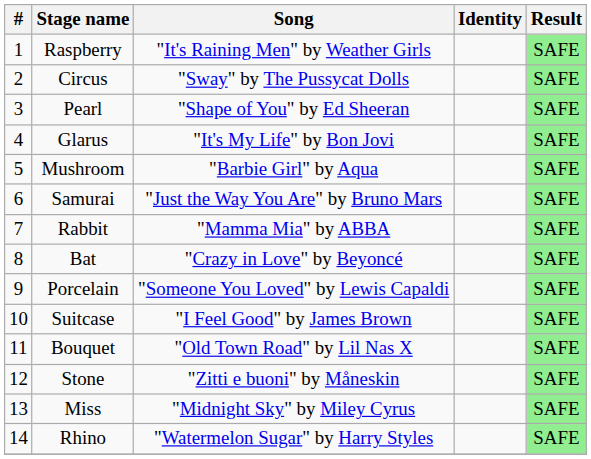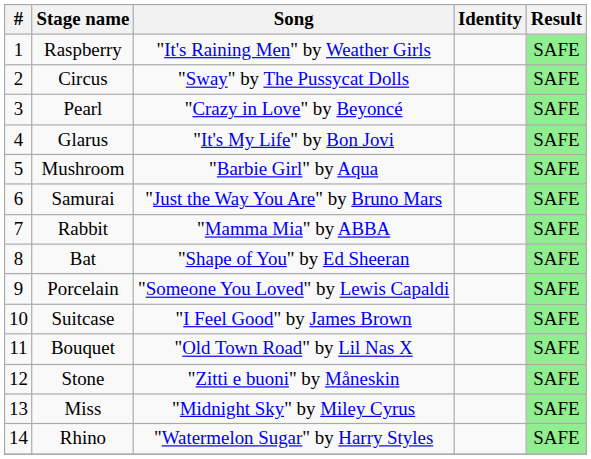(294, 109) "Shape of You" by Ed Sheeran -> (294, 109) "Crazy in Love" by Beyoncé
(294, 259) "Crazy in Love" by Beyoncé -> (294, 259) "Shape of You" by Ed Sheeran
